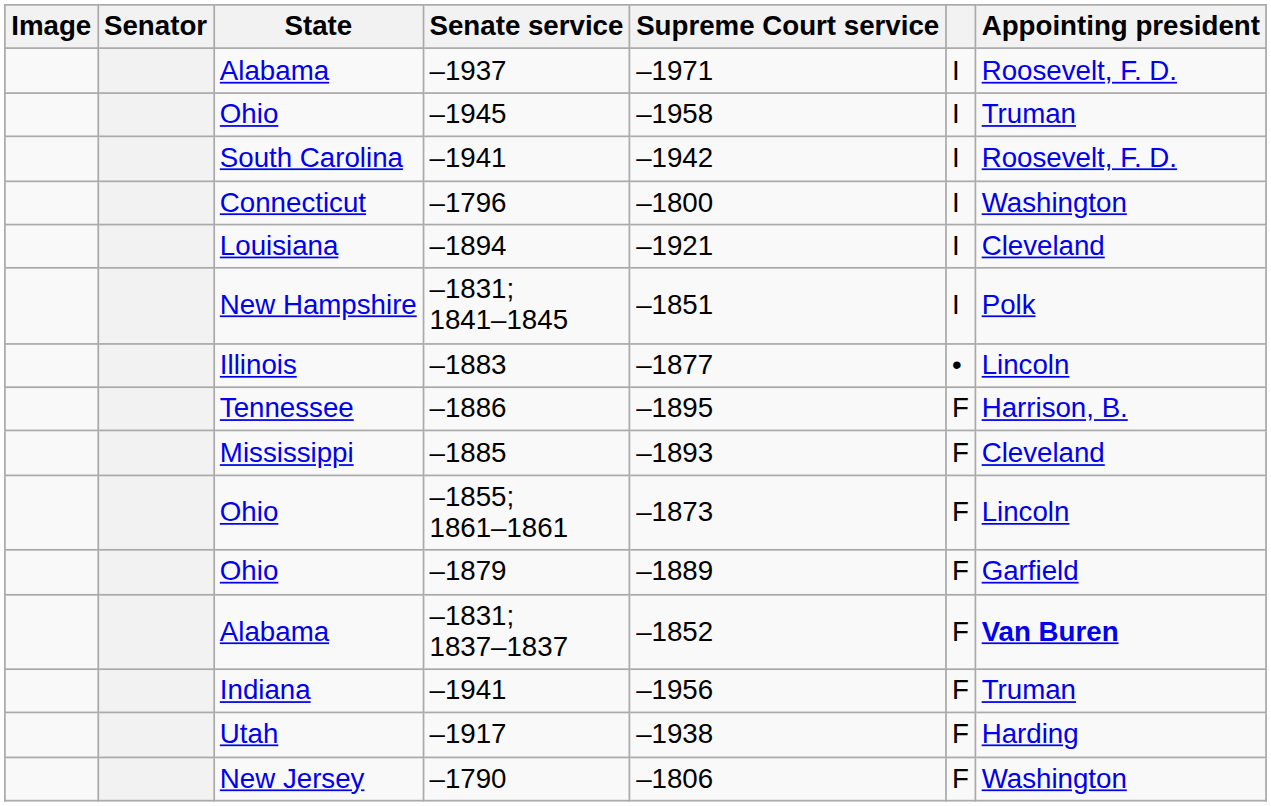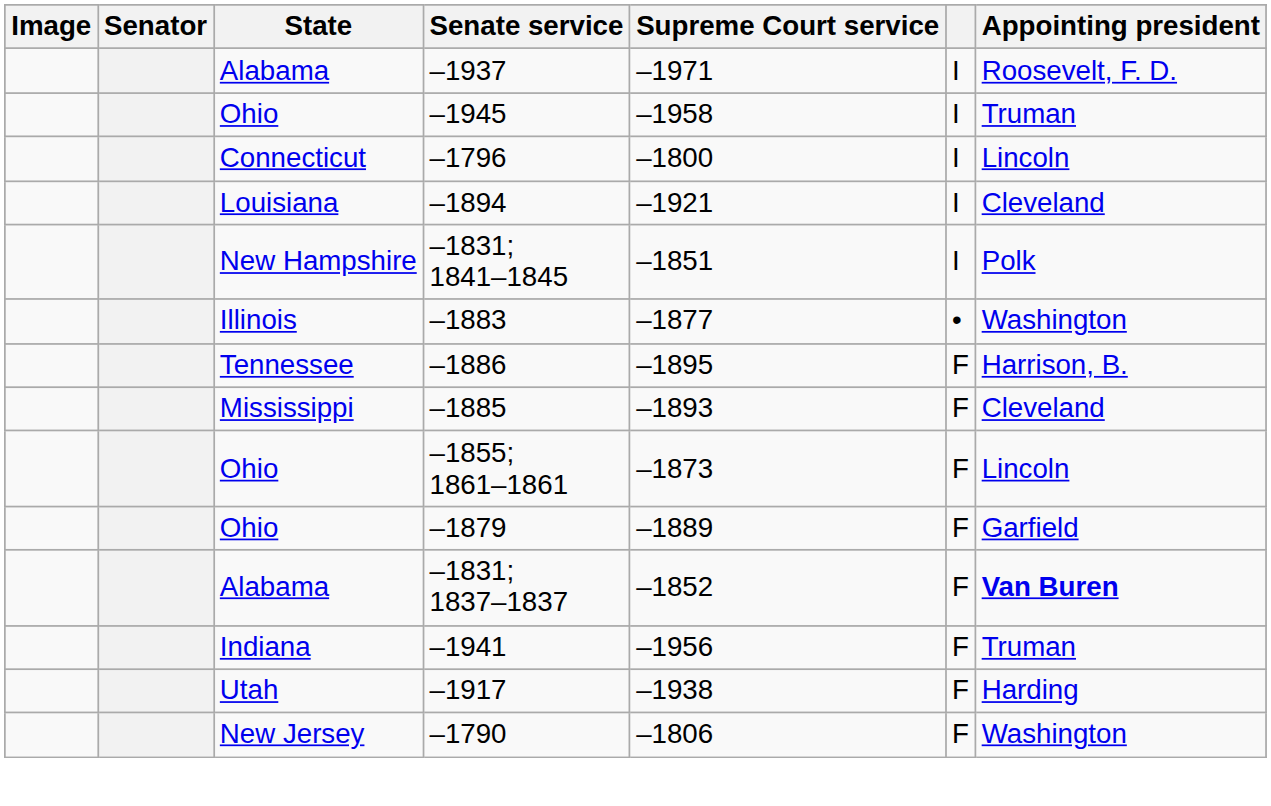- row: (311, 158)
(1054, 202) Washington -> (1026, 158) Lincoln
(1026, 364) Lincoln -> (1054, 320) Washington
